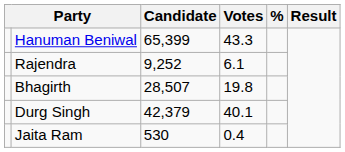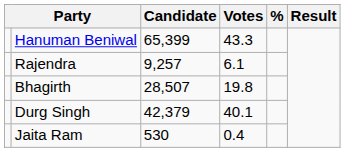(163, 64) 9,252 -> (163, 64) 9,257
